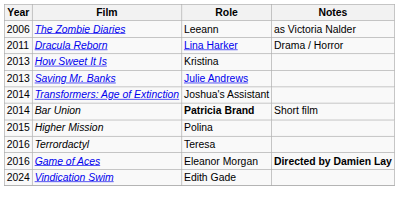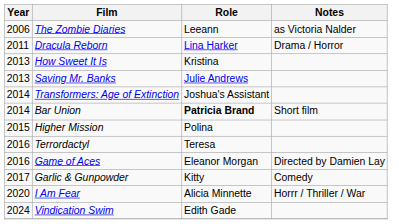(333, 161) bold -> (329, 161) normal
+ row: (81, 177)
+ row: (57, 194)
